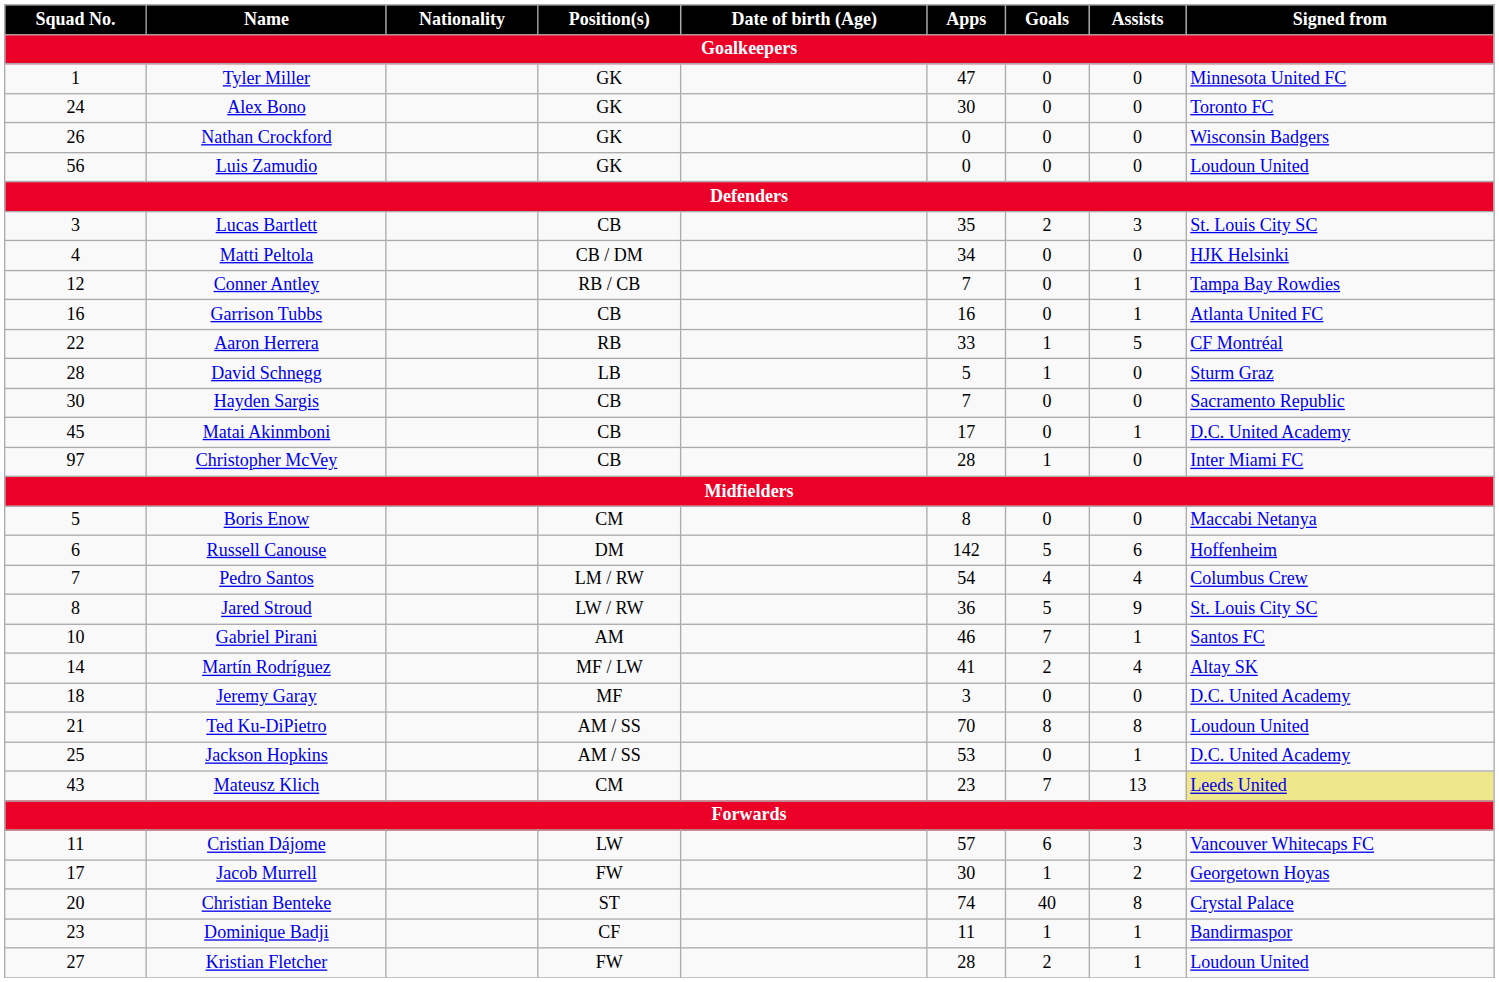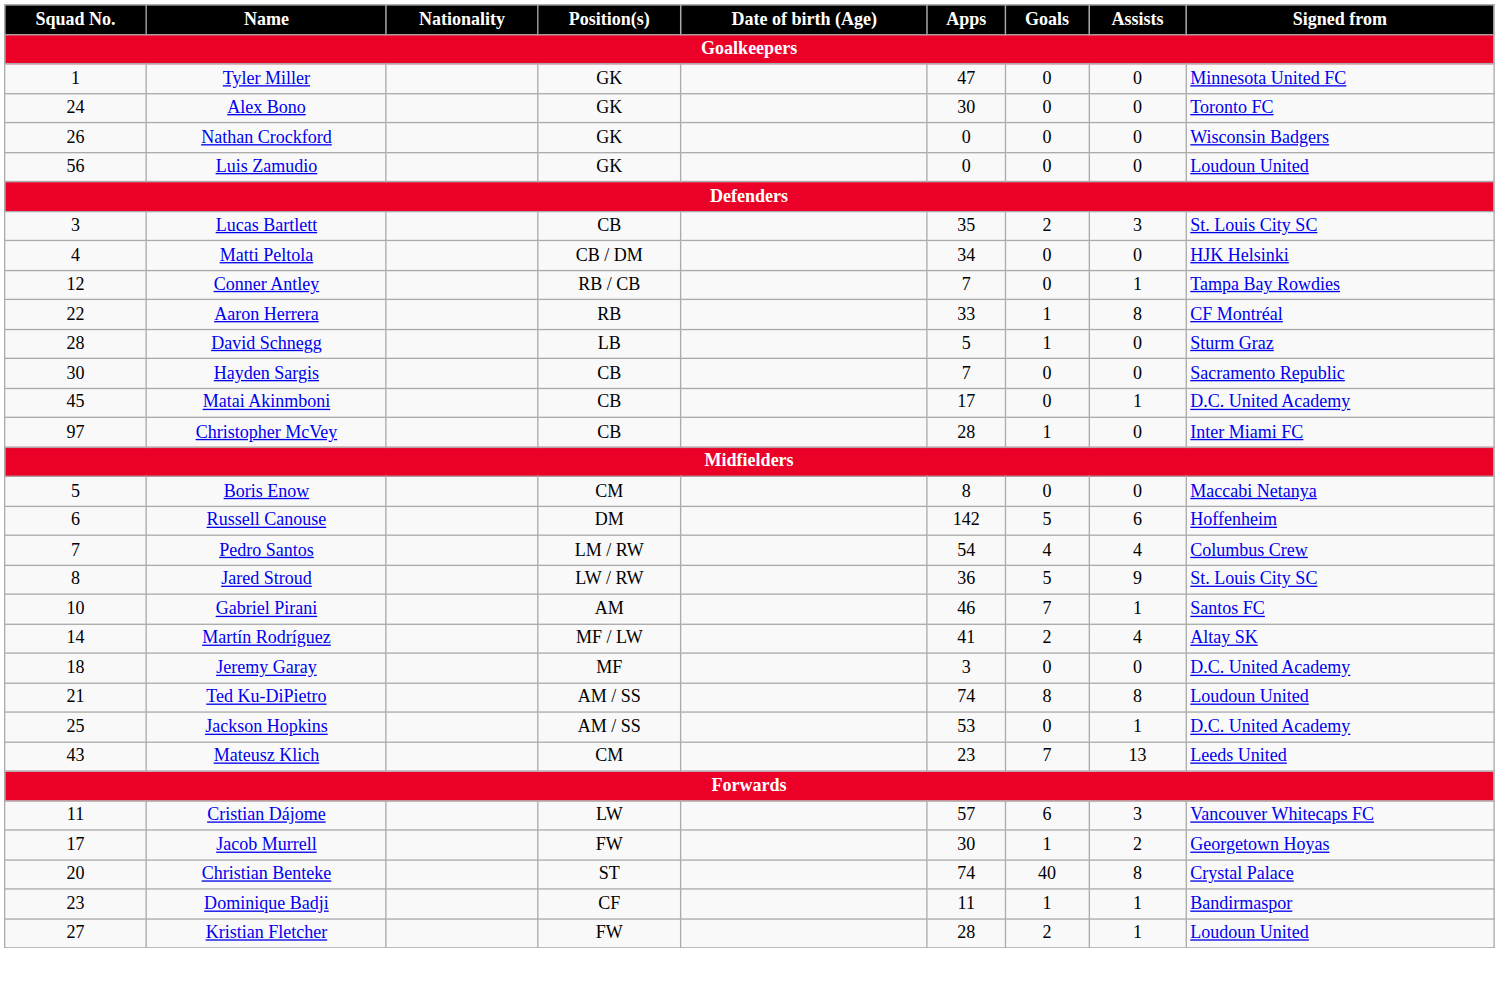- row: (266, 313)
(1138, 343) 5 -> (1138, 313) 8
(966, 726) 70 -> (966, 696) 74
(1239, 785) khaki background -> (1239, 755) no background
